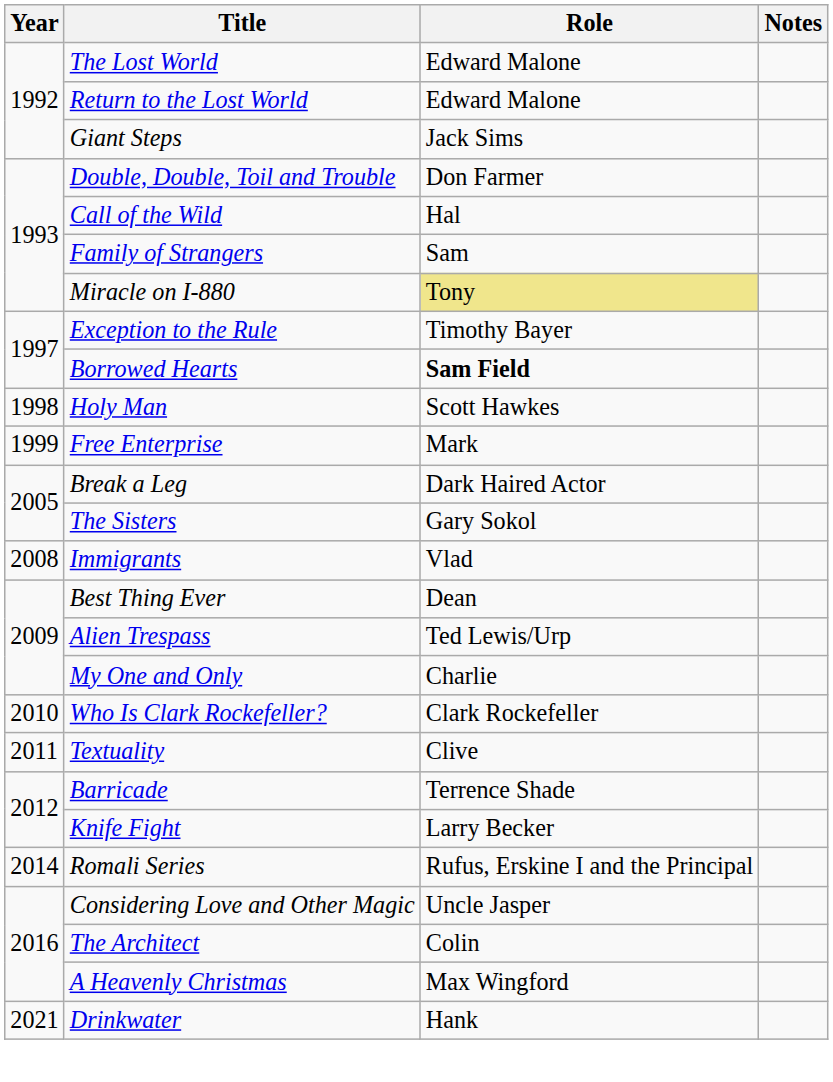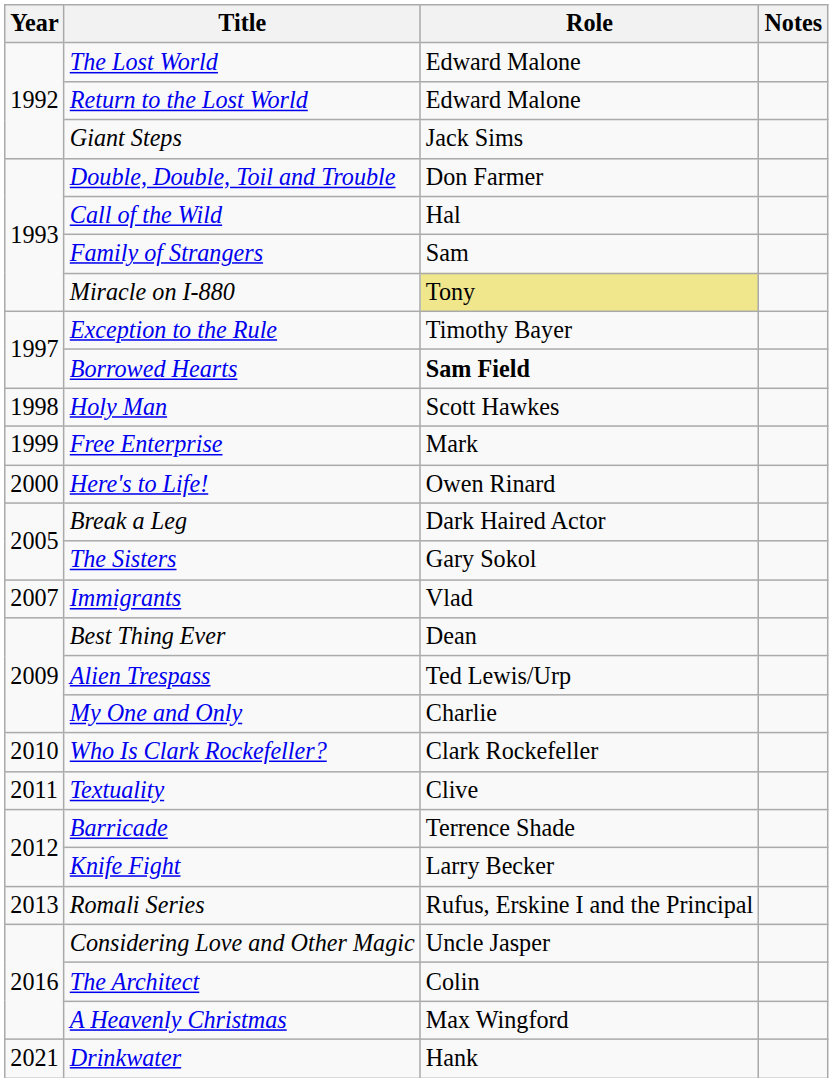+ row: (139, 483)
(34, 560) 2008 -> (34, 598) 2007
(34, 866) 2014 -> (34, 904) 2013
